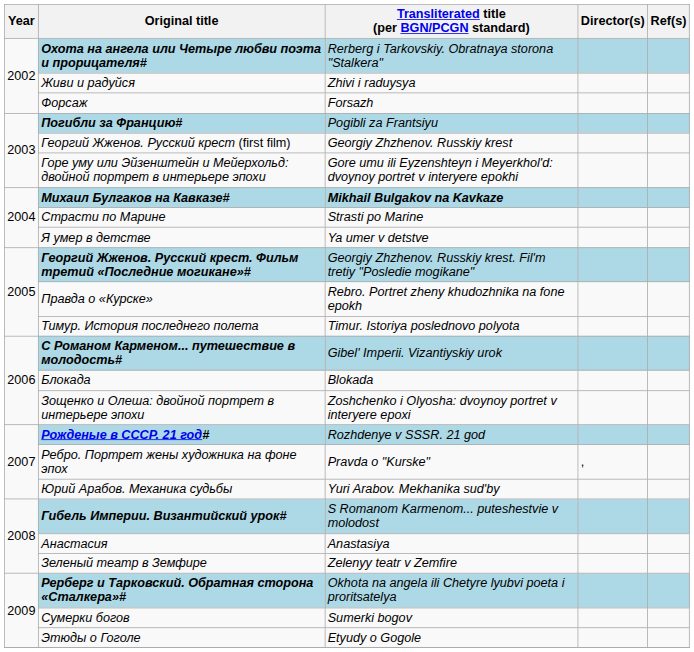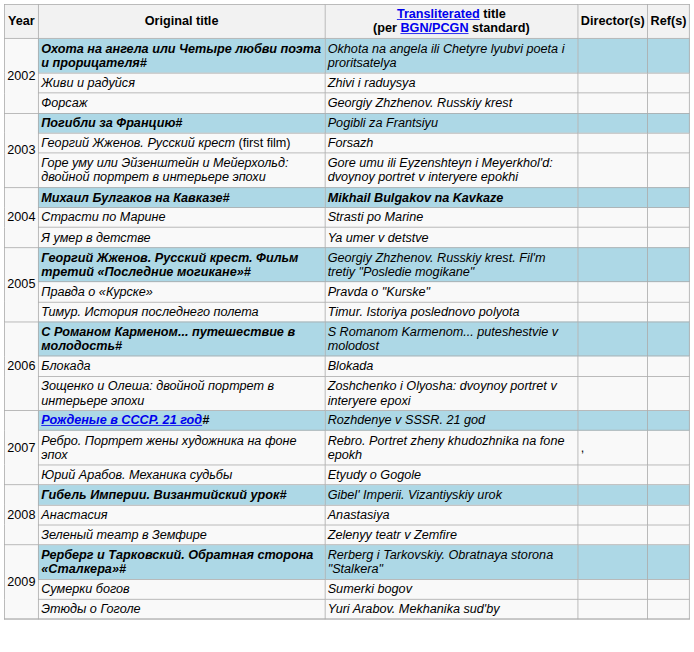(440, 55) Rerberg i Tarkovskiy. Obratnaya storona "Stalkera" -> (446, 55) Okhota na angela ili Chetyre lyubvi poeta i proritsatelya
(350, 103) Forsazh -> (420, 103) Georgiy Zhzhenov. Russkiy krest
(420, 143) Georgiy Zhzhenov. Russkiy krest -> (350, 143) Forsazh
(446, 299) Rebro. Portret zheny khudozhnika na fone epokh -> (379, 291) Pravda o "Kurske"
(415, 353) Gibel' Imperii. Vizantiyskiy urok -> (443, 339) S Romanom Karmenom... puteshestvie v molodost
(379, 461) Pravda o "Kurske" -> (446, 447) Rebro. Portret zheny khudozhnika na fone epokh
(414, 489) Yuri Arabov. Mekhanika sud'by -> (374, 474) Etyudy o Gogole
(443, 516) S Romanom Karmenom... puteshestvie v molodost -> (415, 494) Gibel' Imperii. Vizantiyskiy urok
(446, 590) Okhota na angela ili Chetyre lyubvi poeta i proritsatelya -> (440, 562) Rerberg i Tarkovskiy. Obratnaya storona "Stalkera"
(374, 637) Etyudy o Gogole -> (414, 609) Yuri Arabov. Mekhanika sud'by
